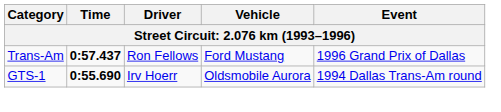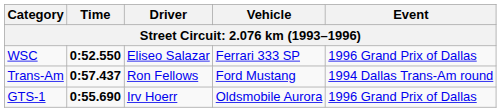+ row: (23, 55)
(391, 55) 1996 Grand Prix of Dallas -> (411, 76) 1994 Dallas Trans-Am round
(399, 76) 1994 Dallas Trans-Am round -> (403, 96) 1996 Grand Prix of Dallas
